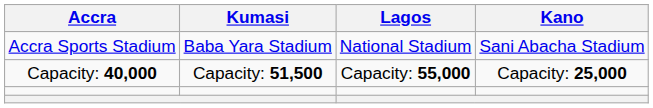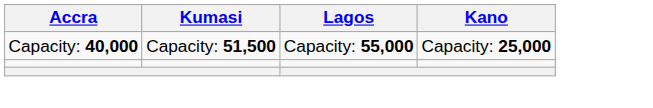- row: (92, 45)
